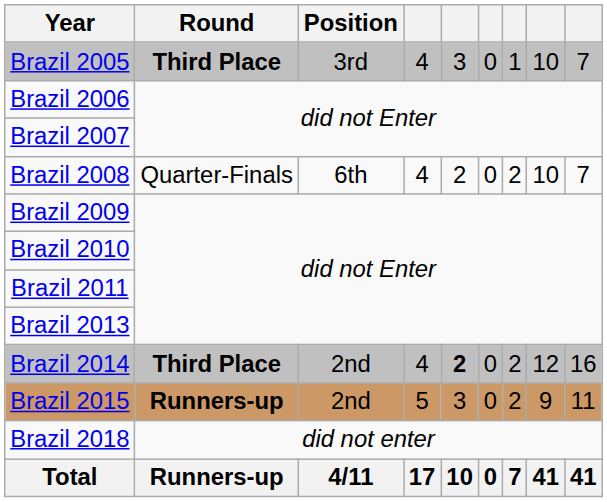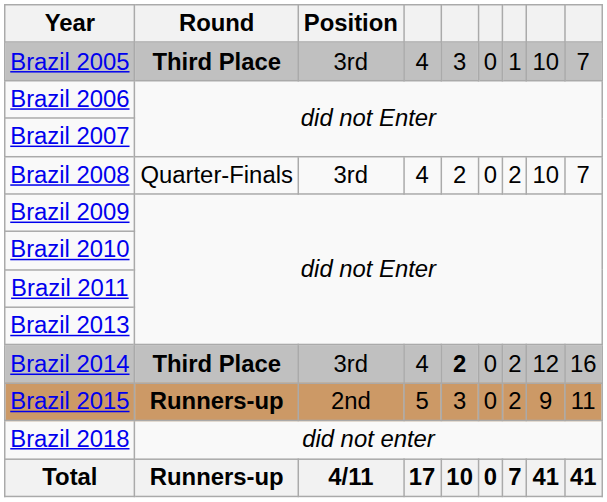(351, 174) 6th -> (351, 174) 3rd
(351, 363) 2nd -> (351, 363) 3rd
